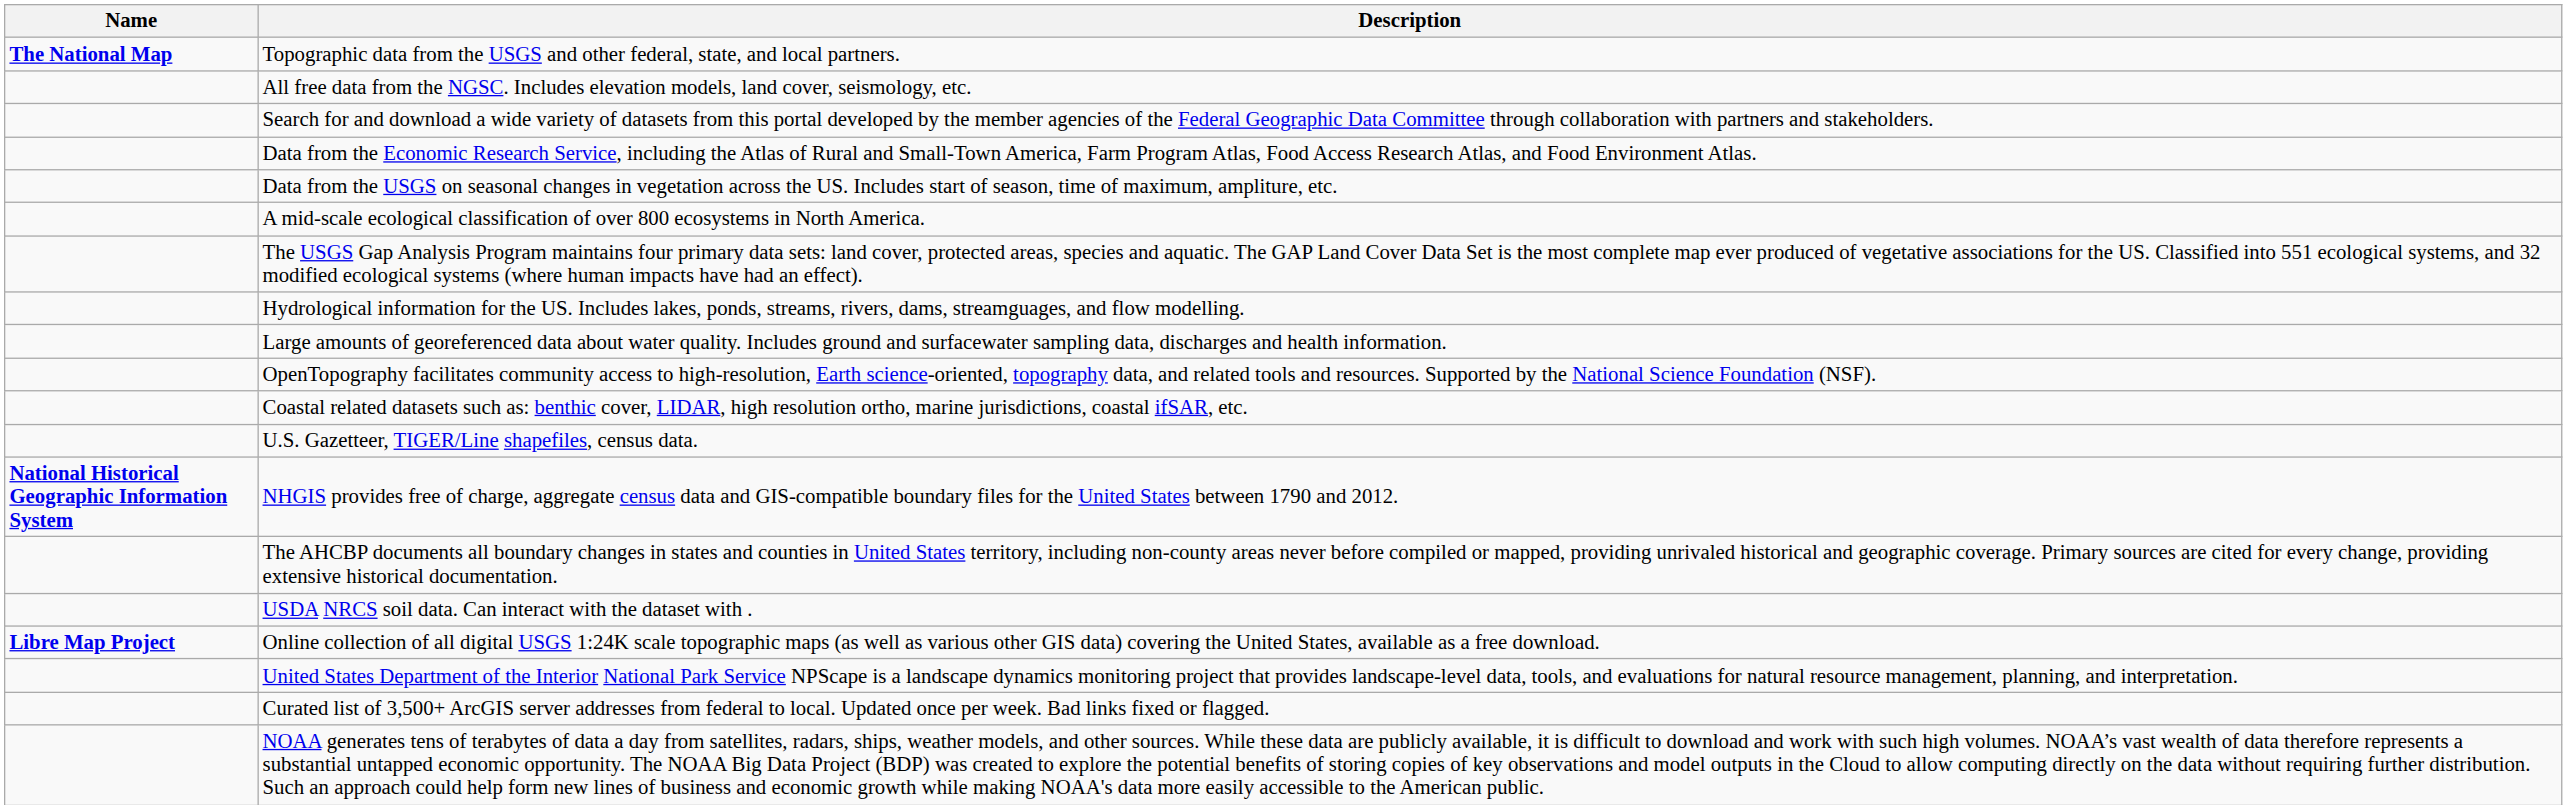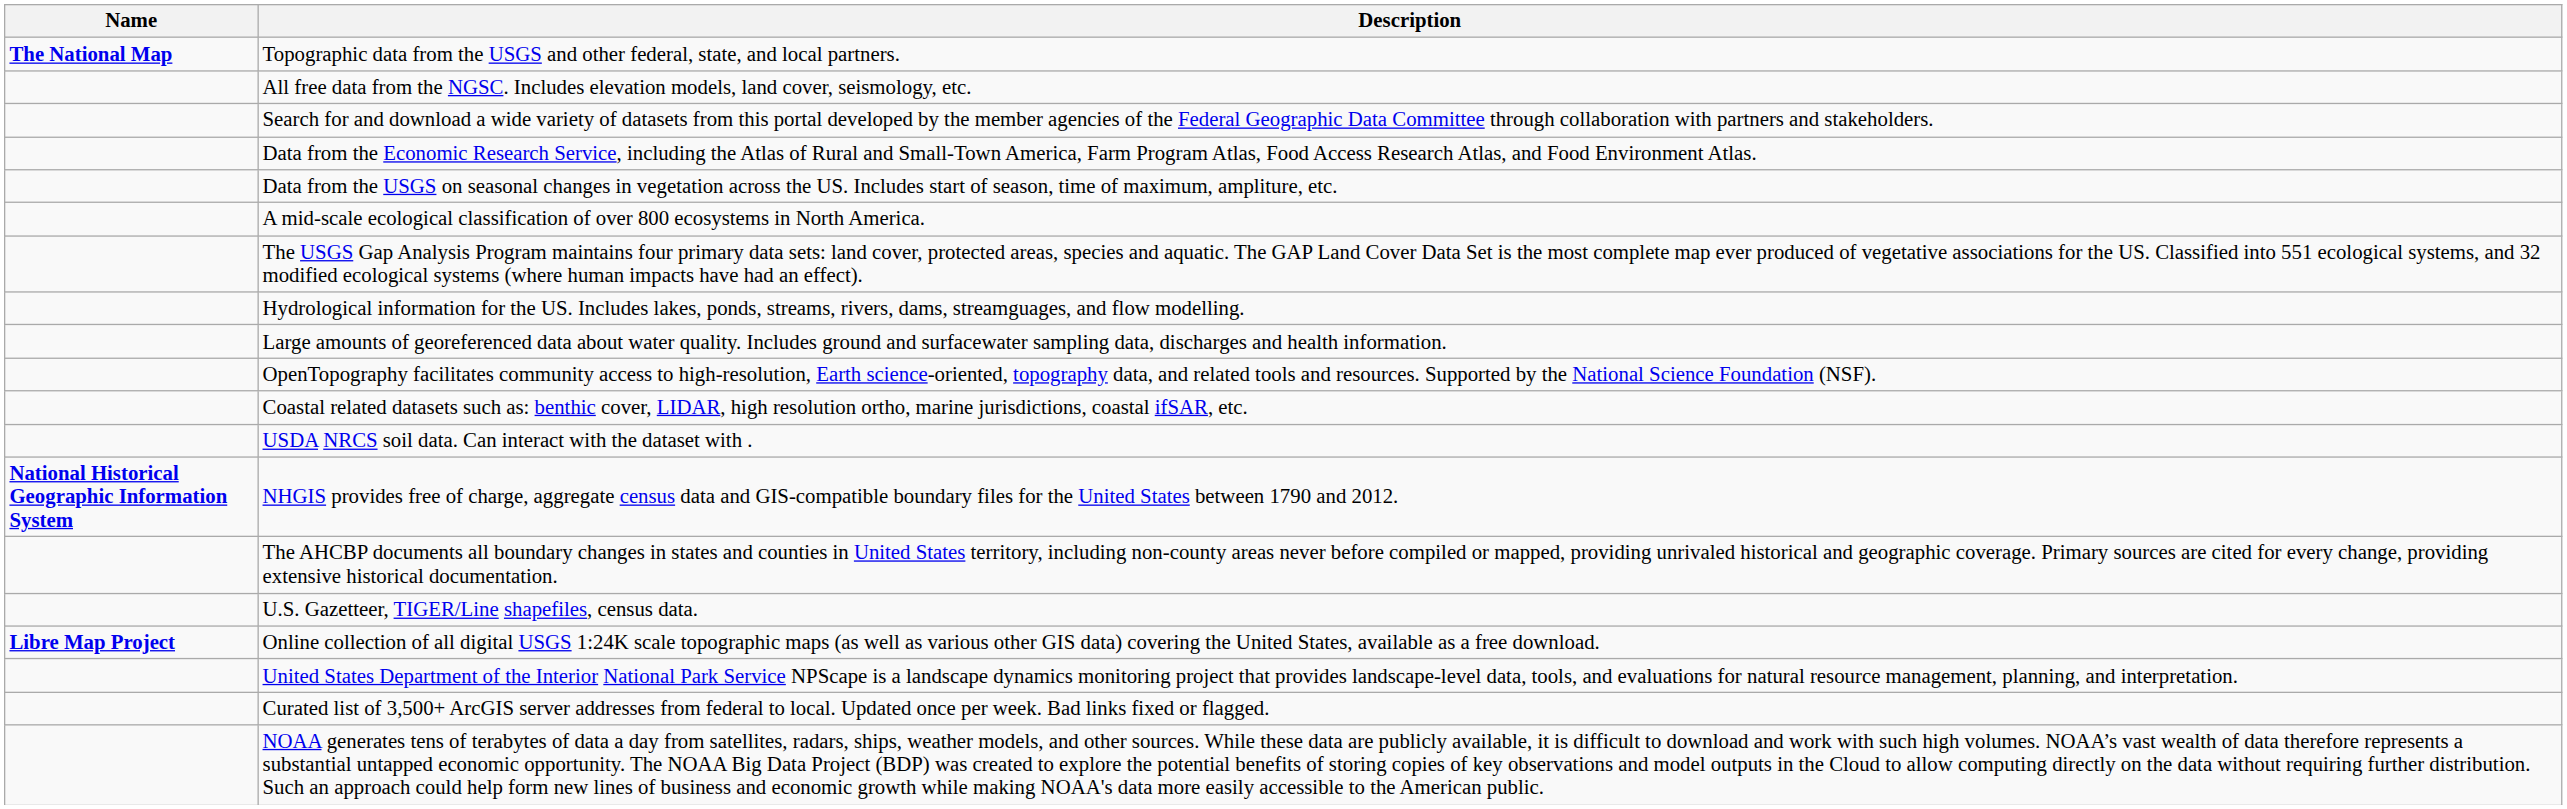rows swapped: (480, 440) <-> (507, 609)
